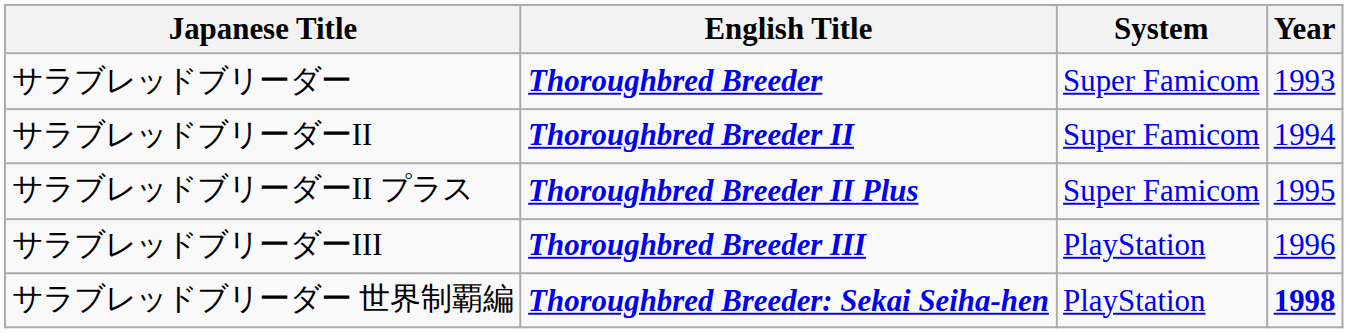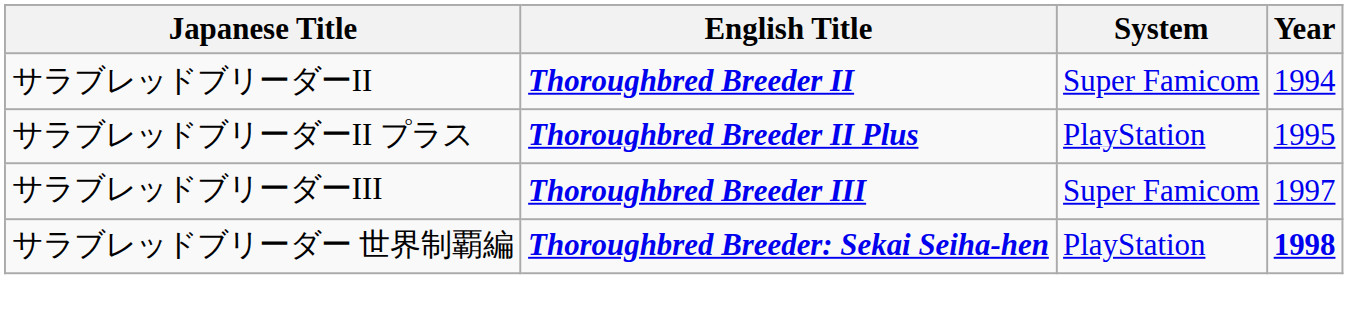- row: (182, 79)
(1161, 190) Super Famicom -> (1134, 135) PlayStation
(1134, 245) PlayStation -> (1161, 190) Super Famicom
(1305, 245) 1996 -> (1305, 190) 1997
